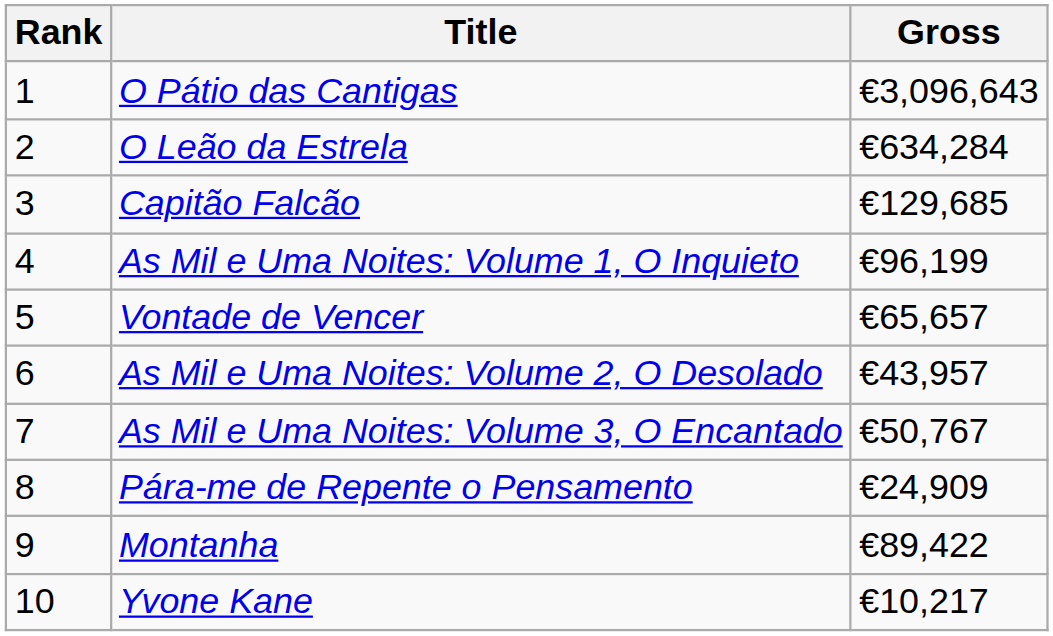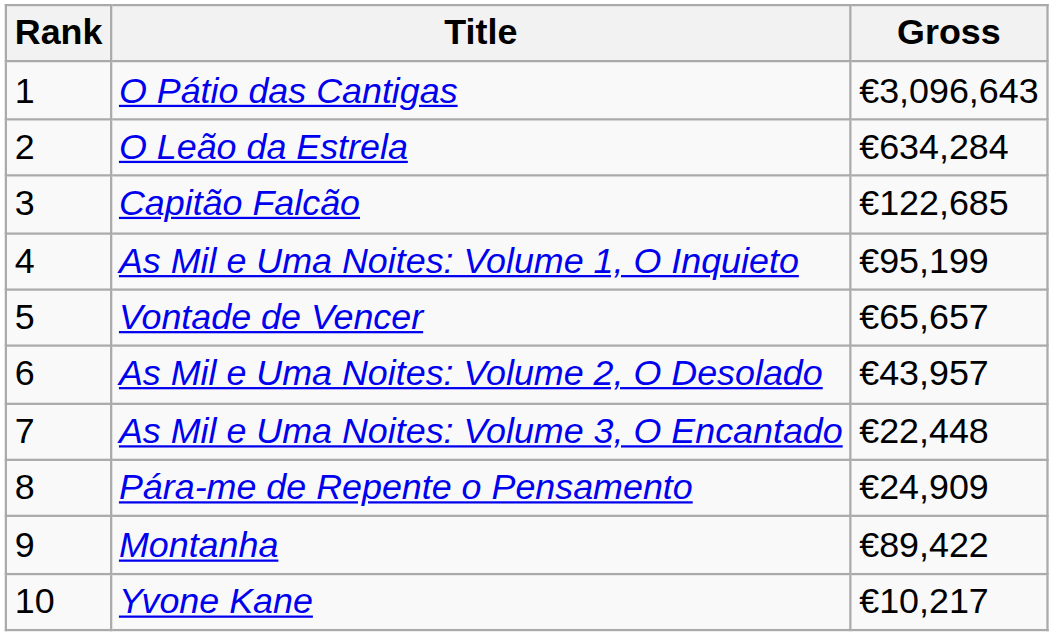(934, 203) €129,685 -> (934, 203) €122,685
(924, 260) €96,199 -> (924, 260) €95,199
(924, 430) €50,767 -> (924, 430) €22,448
